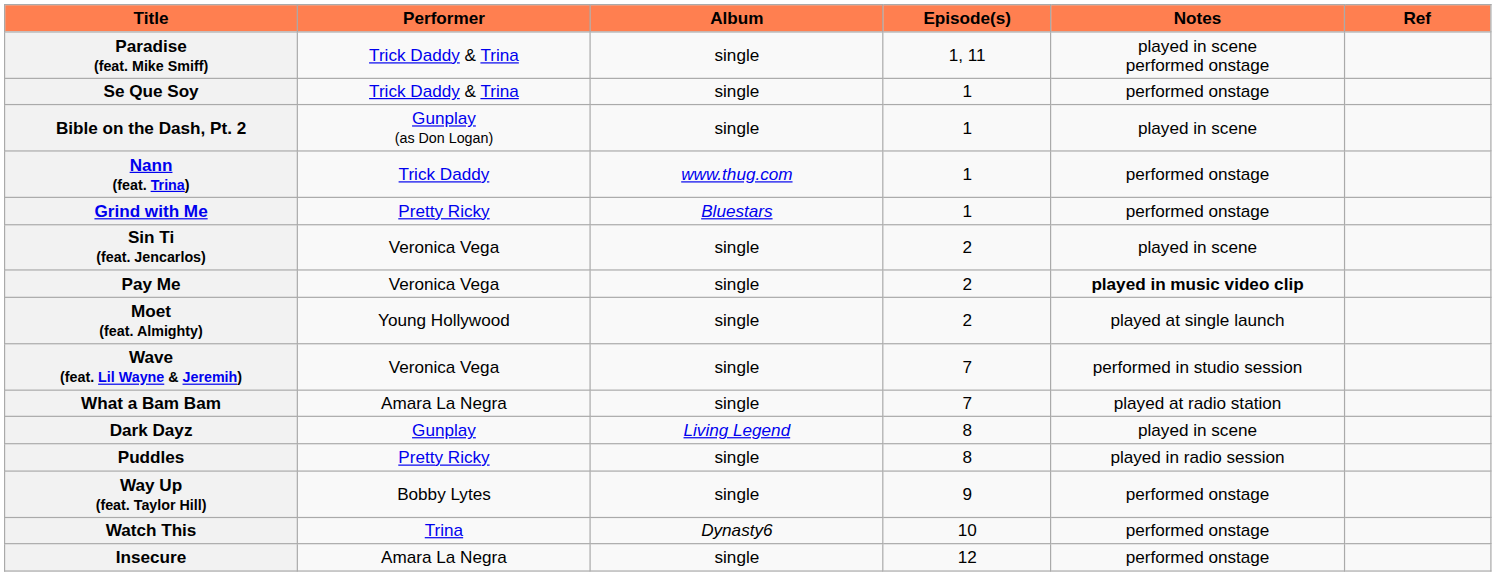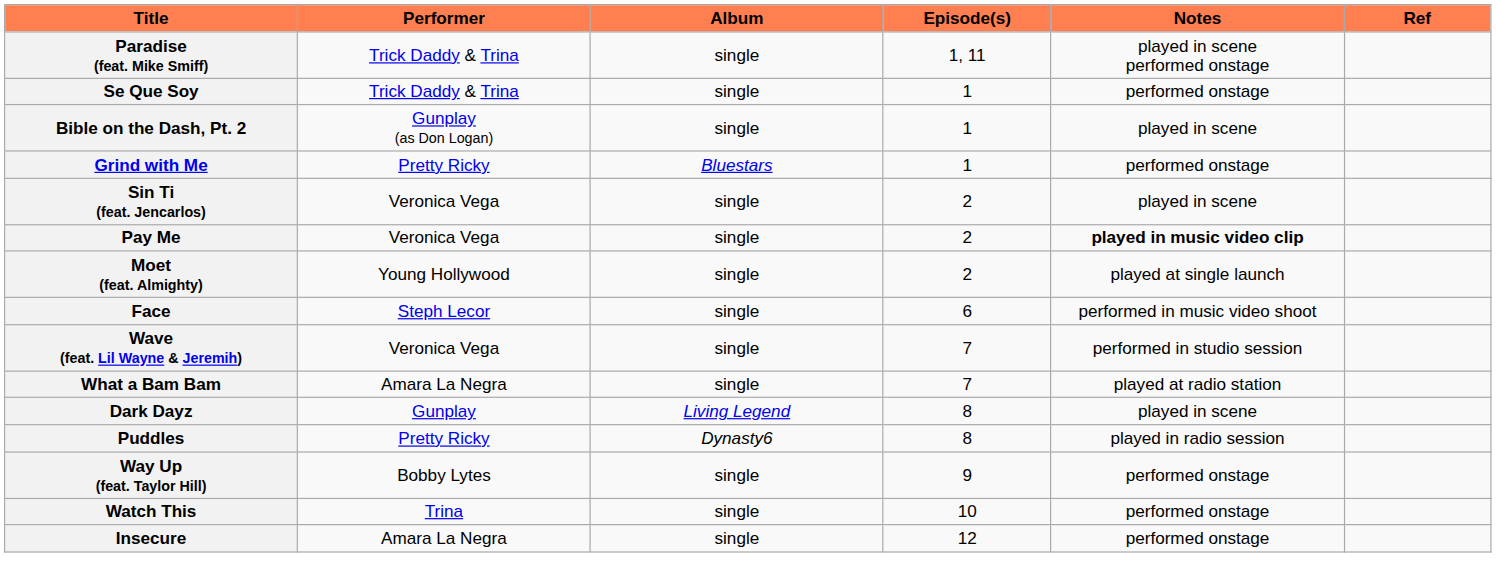- row: (151, 174)
+ row: (151, 311)
(737, 458) single -> (737, 439) Dynasty6
(737, 531) Dynasty6 -> (737, 512) single
